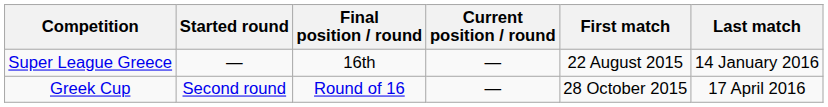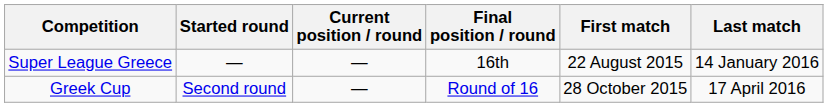columns swapped: (493, 27) <-> (359, 27)
